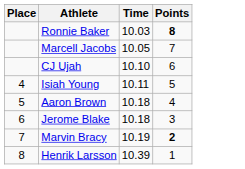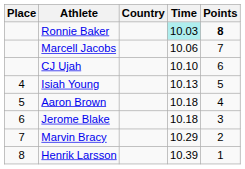+ column: (143, 13)
(136, 31) no background -> (184, 31) paleturquoise background
(136, 48) 10.05 -> (184, 48) 10.06
(135, 84) 10.11 -> (184, 84) 10.13
(136, 137) 10.19 -> (184, 137) 10.29
(172, 137) bold -> (220, 137) normal
